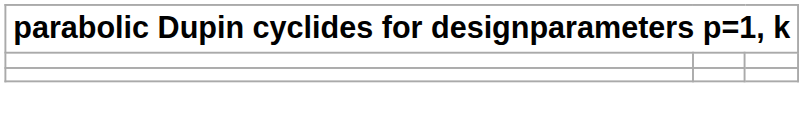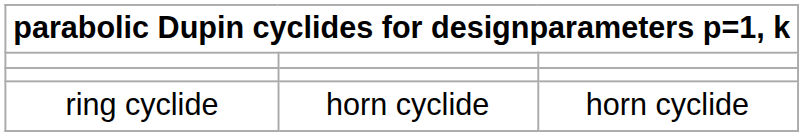+ row: (142, 105)
